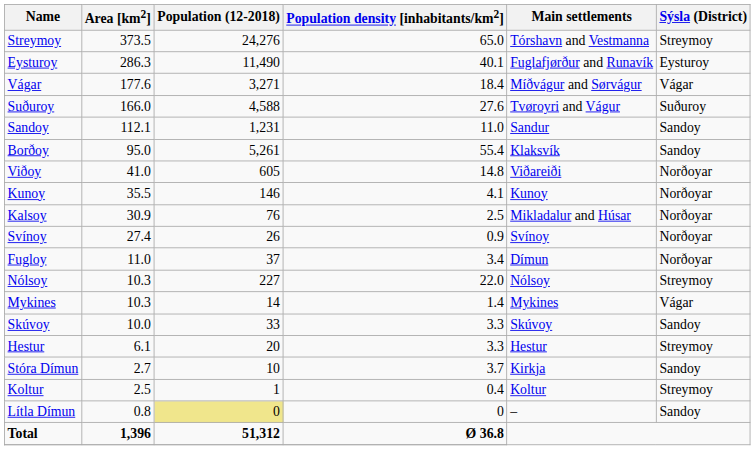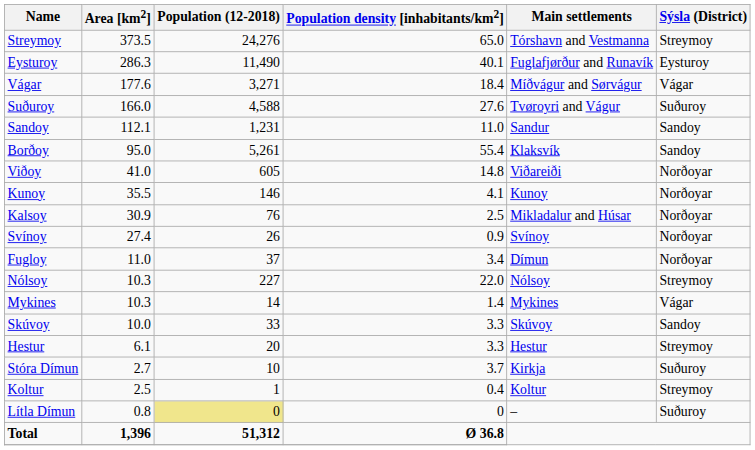(680, 368) Sandoy -> (683, 368) Suðuroy
(680, 411) Sandoy -> (683, 411) Suðuroy
